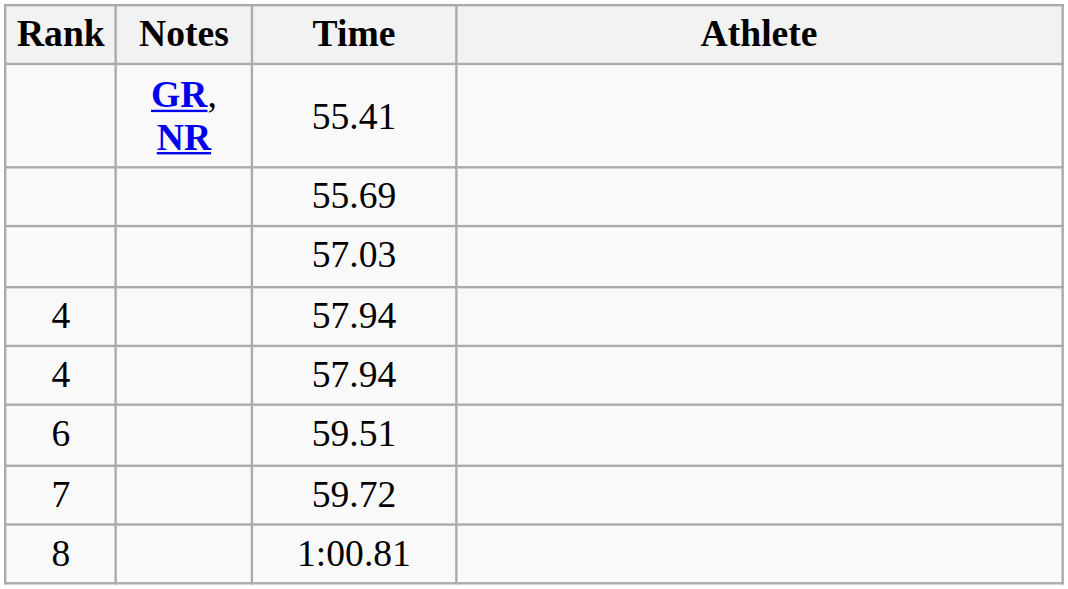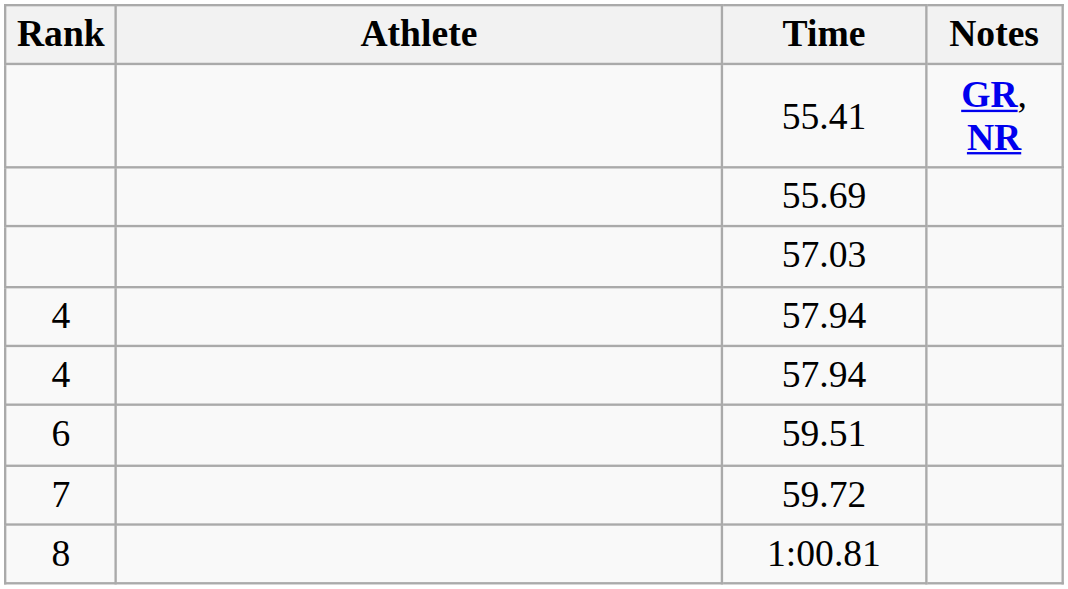columns swapped: (759, 34) <-> (184, 34)
